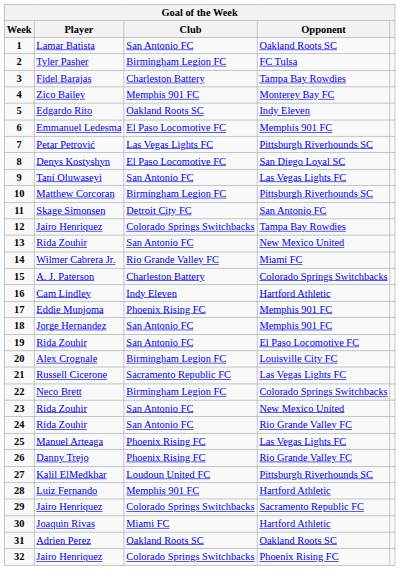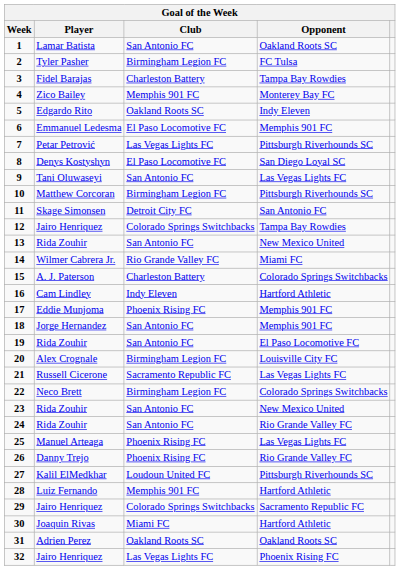(190, 557) Colorado Springs Switchbacks -> (170, 557) Las Vegas Lights FC
